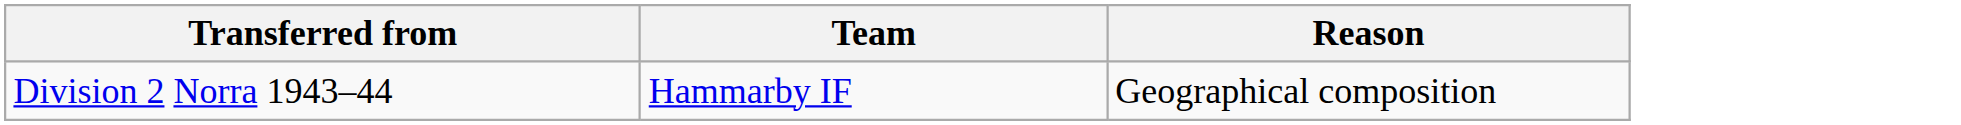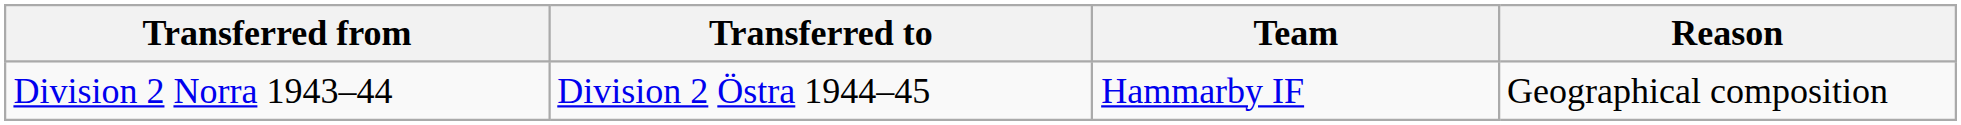+ column: (821, 33)
